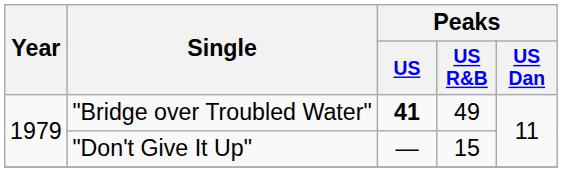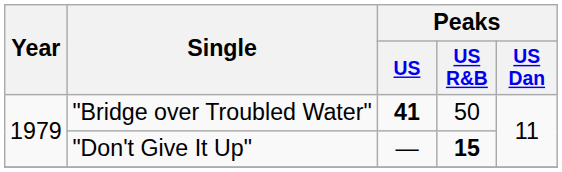(467, 112) 49 -> (467, 112) 50
(467, 149) normal -> (467, 149) bold
